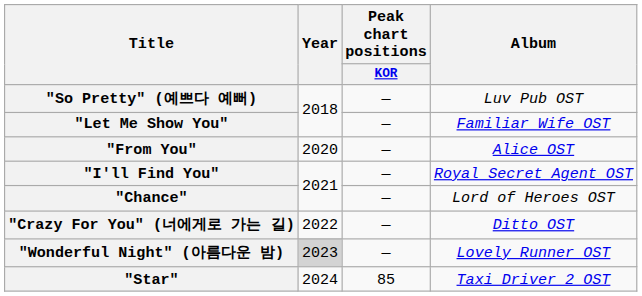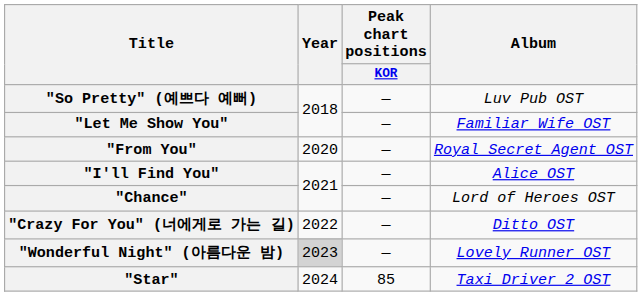(533, 149) Alice OST -> (533, 149) Royal Secret Agent OST
(533, 174) Royal Secret Agent OST -> (533, 174) Alice OST
